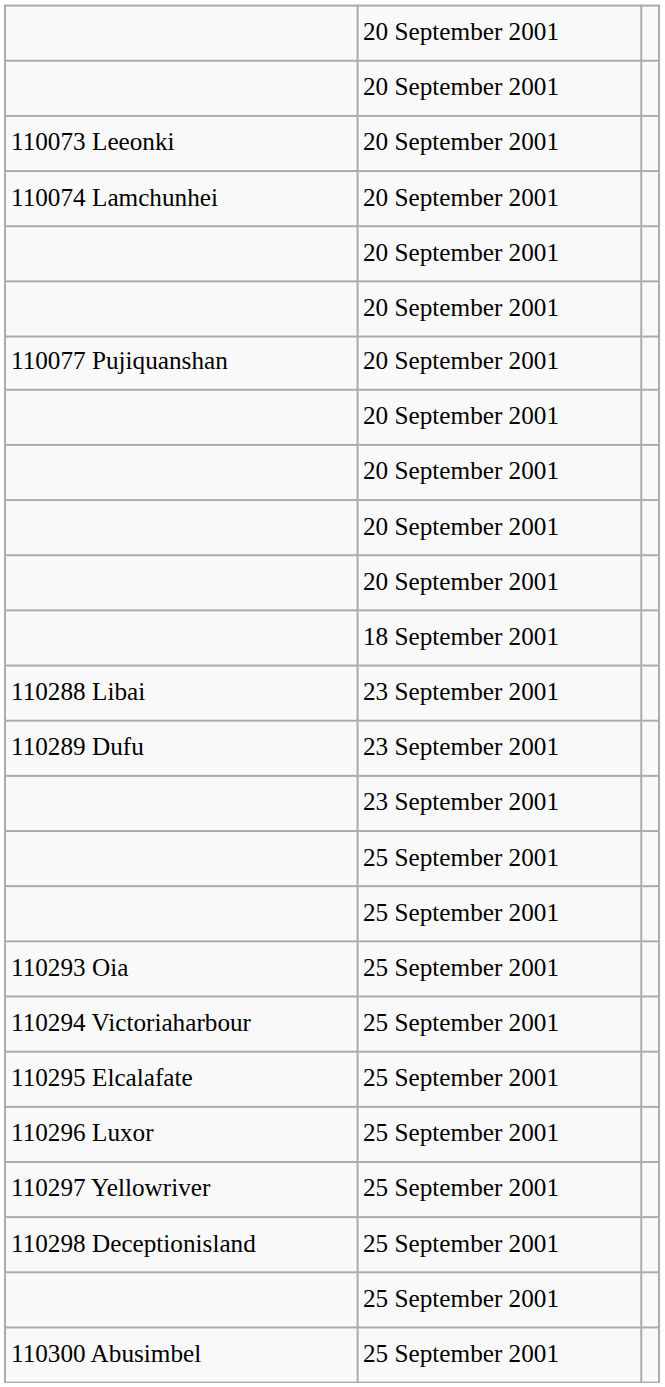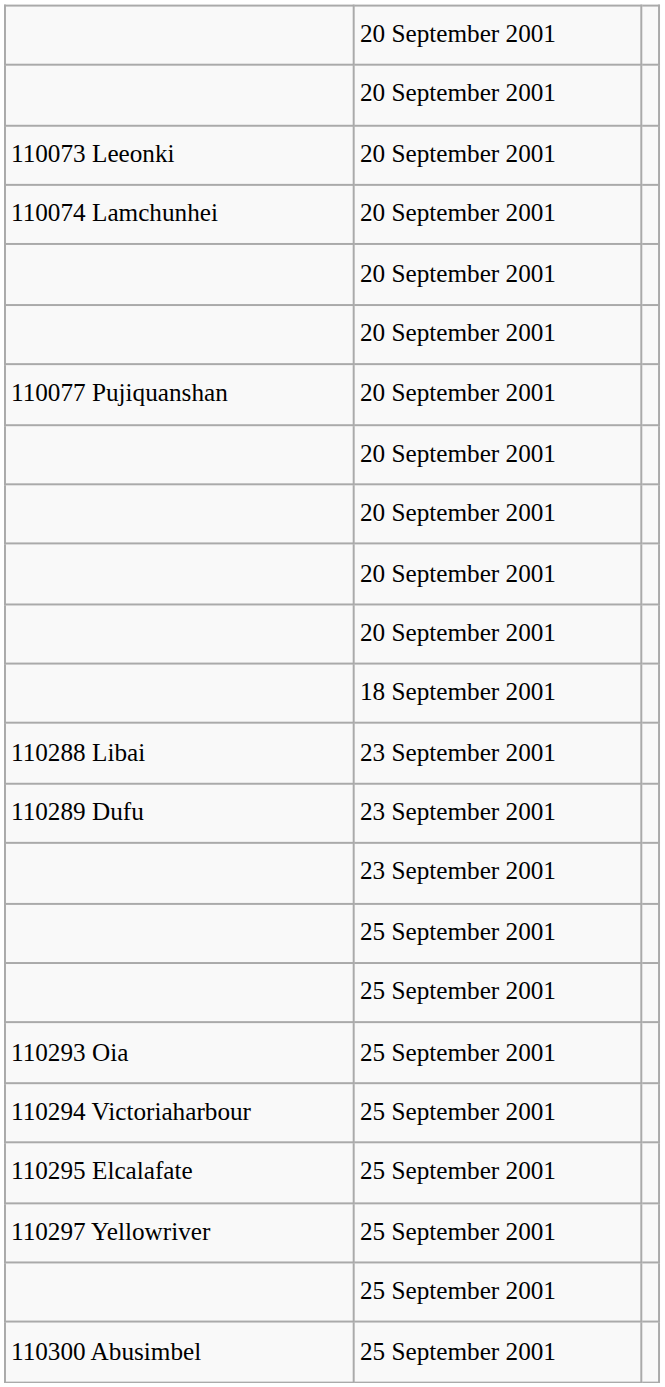- row: (82, 1133)
- row: (133, 1243)
